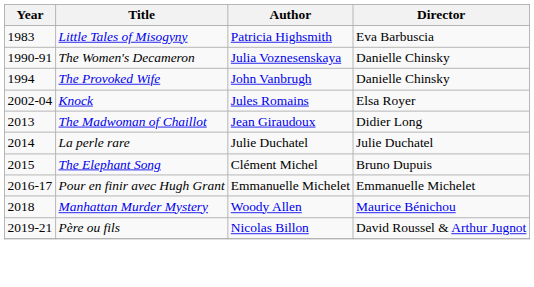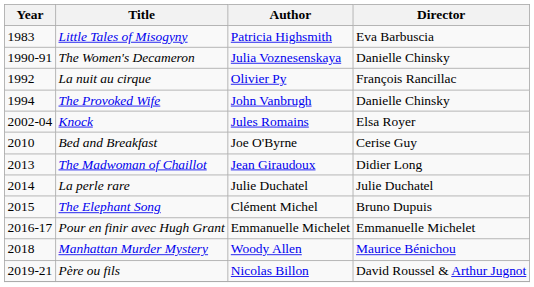+ row: (105, 79)
+ row: (108, 143)
